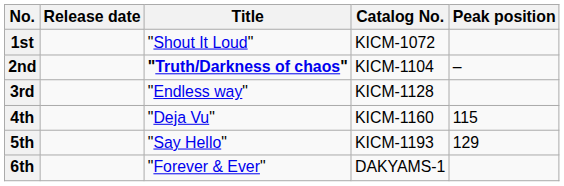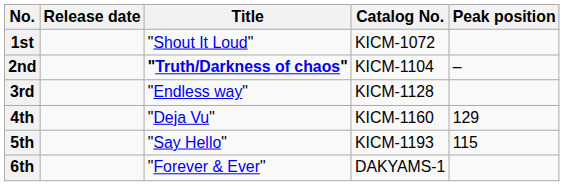(465, 117) 115 -> (466, 117) 129
(466, 142) 129 -> (465, 142) 115
